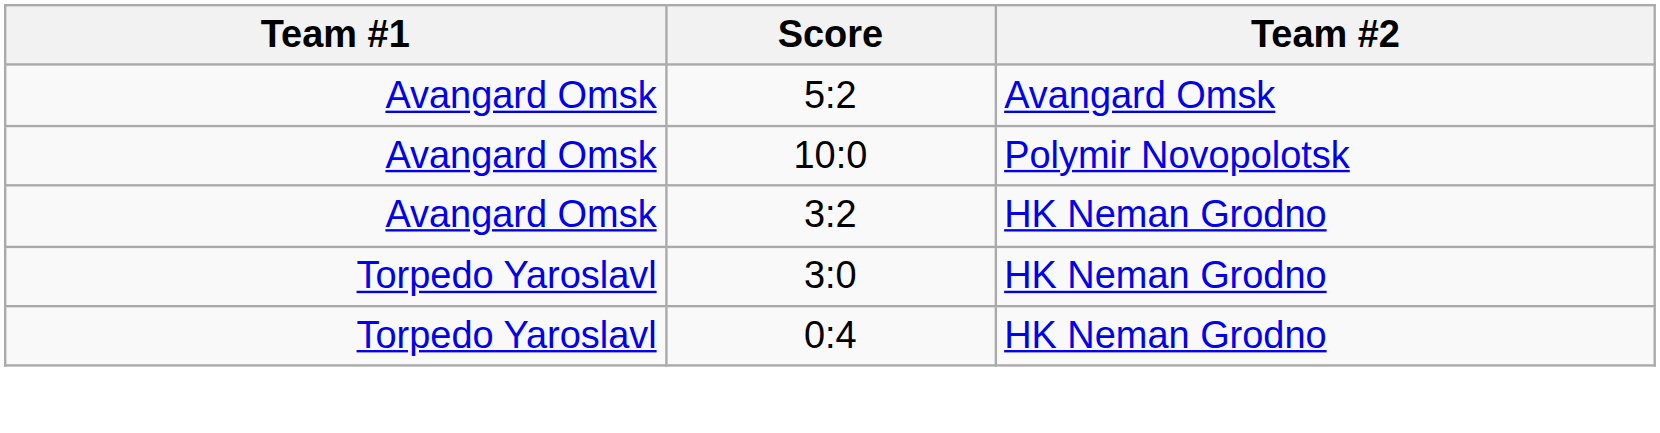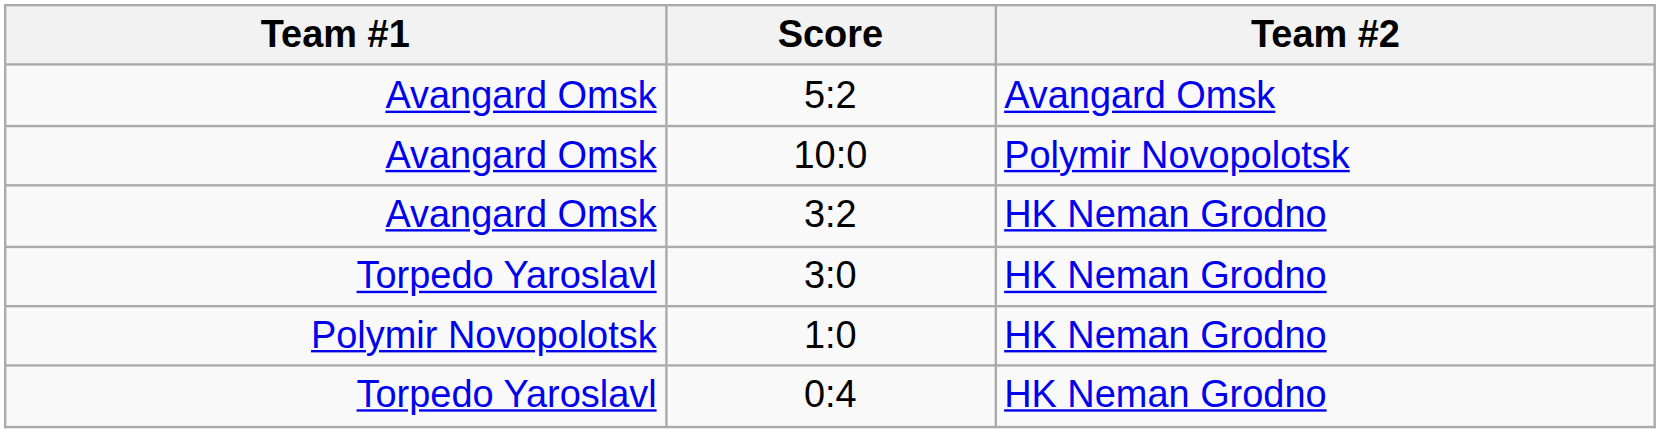+ row: (830, 335)
